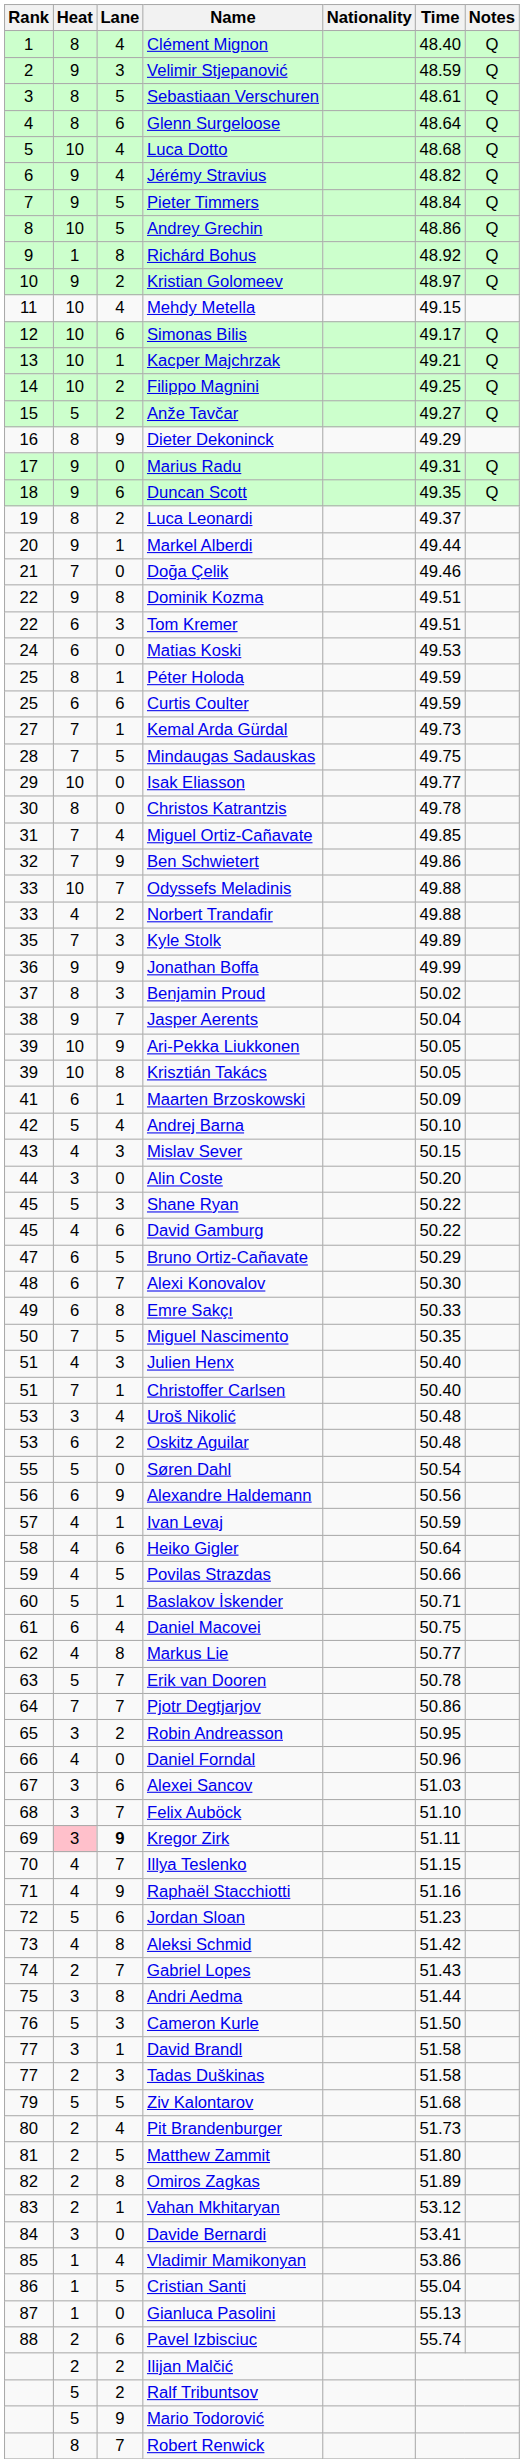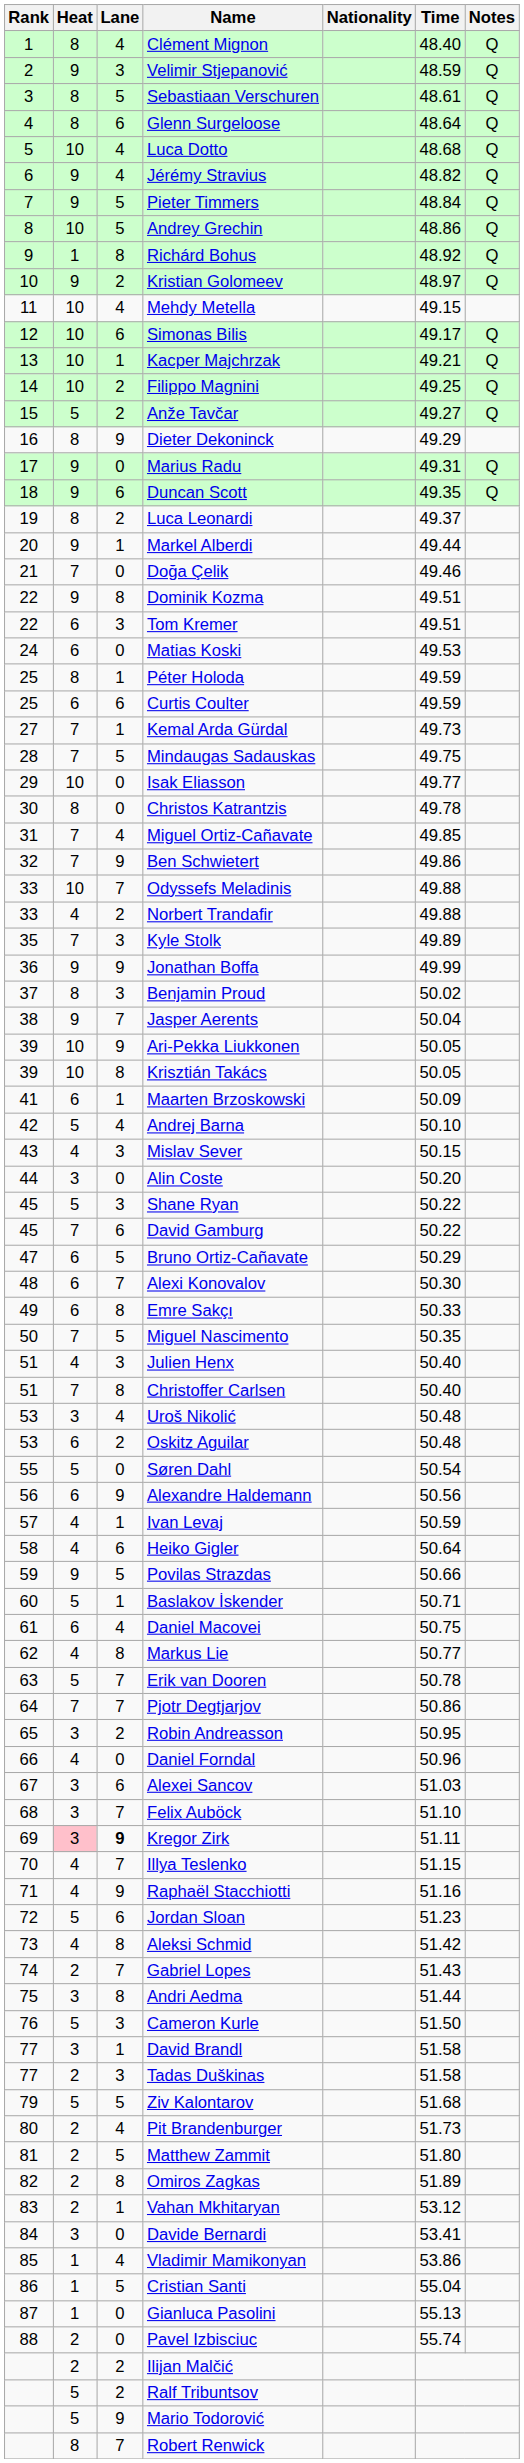(75, 1231) 4 -> (75, 1231) 7
(120, 1389) 1 -> (120, 1389) 8
(75, 1574) 4 -> (75, 1574) 9
(120, 2340) 6 -> (120, 2340) 0
